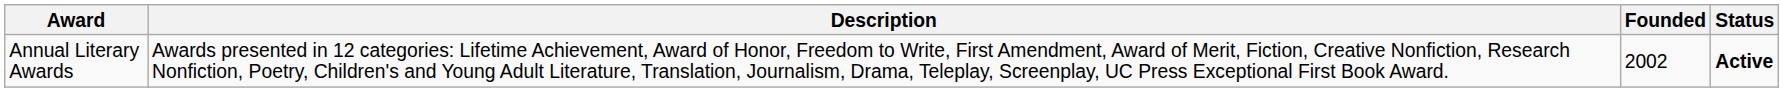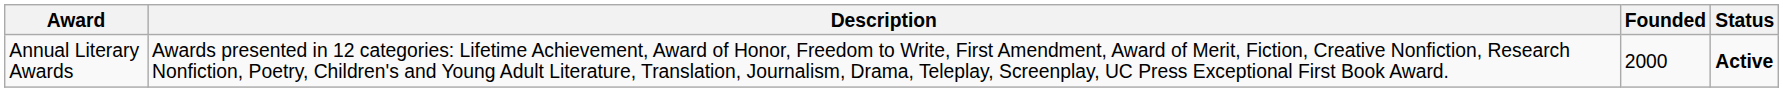(1646, 61) 2002 -> (1646, 61) 2000
